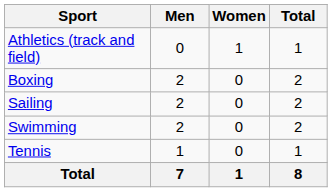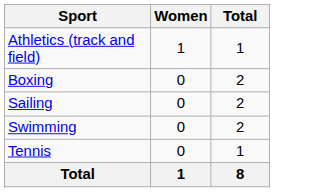- column: (180, 16)
